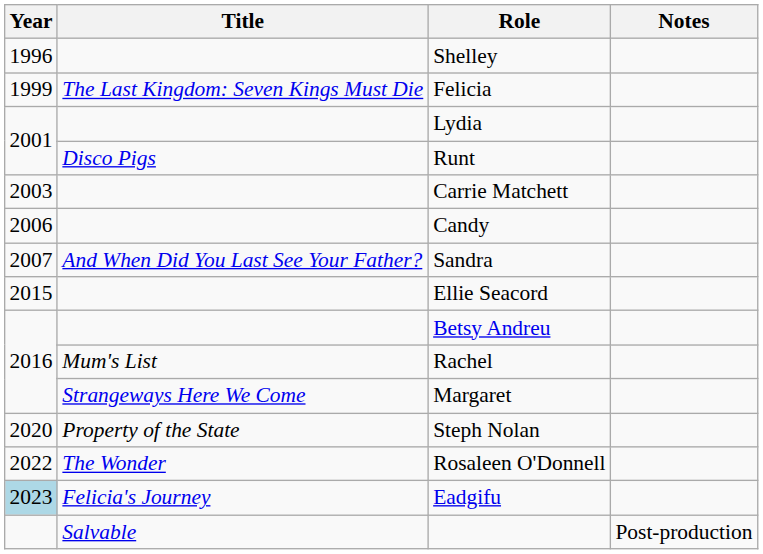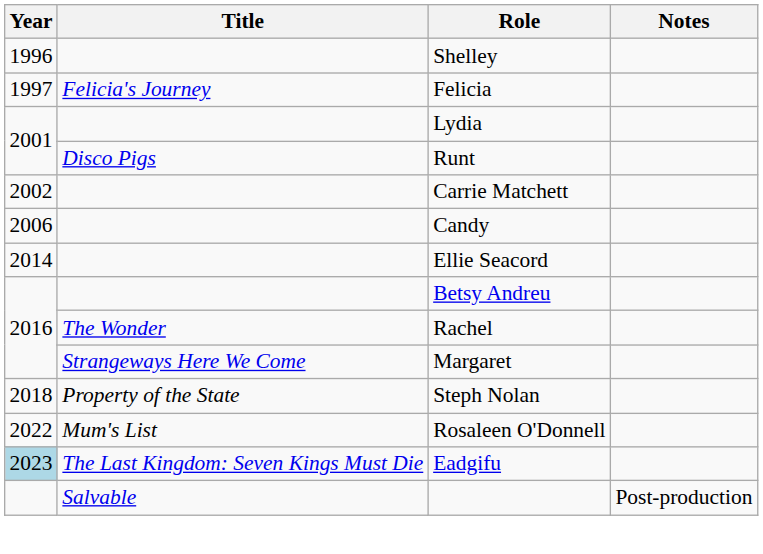(31, 89) 1999 -> (31, 89) 1997
(243, 89) The Last Kingdom: Seven Kings Must Die -> (136, 89) Felicia's Journey
(31, 191) 2003 -> (31, 191) 2002
- row: (463, 259)
(31, 293) 2015 -> (31, 259) 2014
(110, 361) Mum's List -> (114, 327) The Wonder
(31, 429) 2020 -> (31, 395) 2018
(114, 463) The Wonder -> (110, 429) Mum's List
(136, 497) Felicia's Journey -> (243, 463) The Last Kingdom: Seven Kings Must Die
